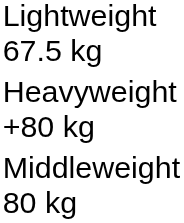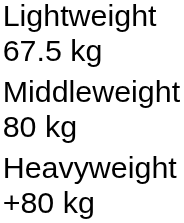rows swapped: (91, 185) <-> (90, 109)
